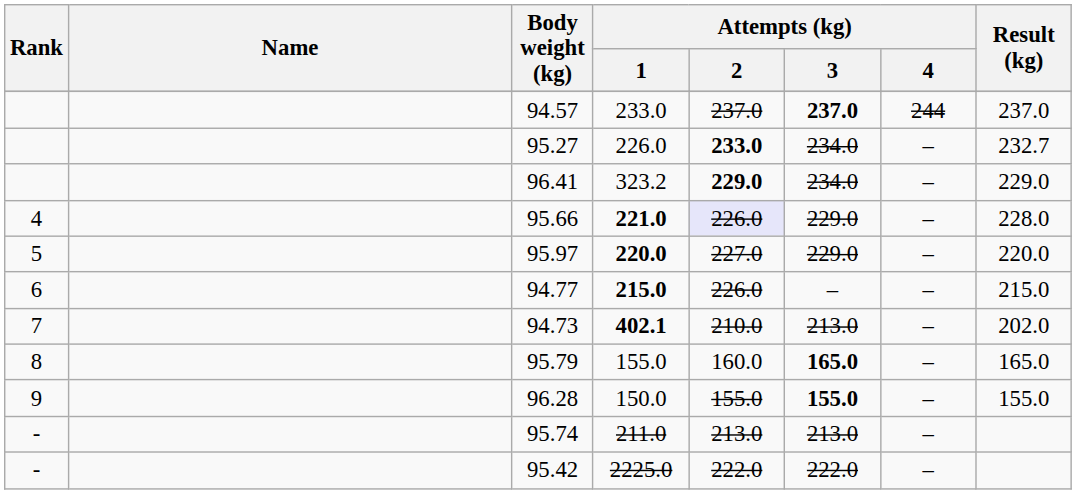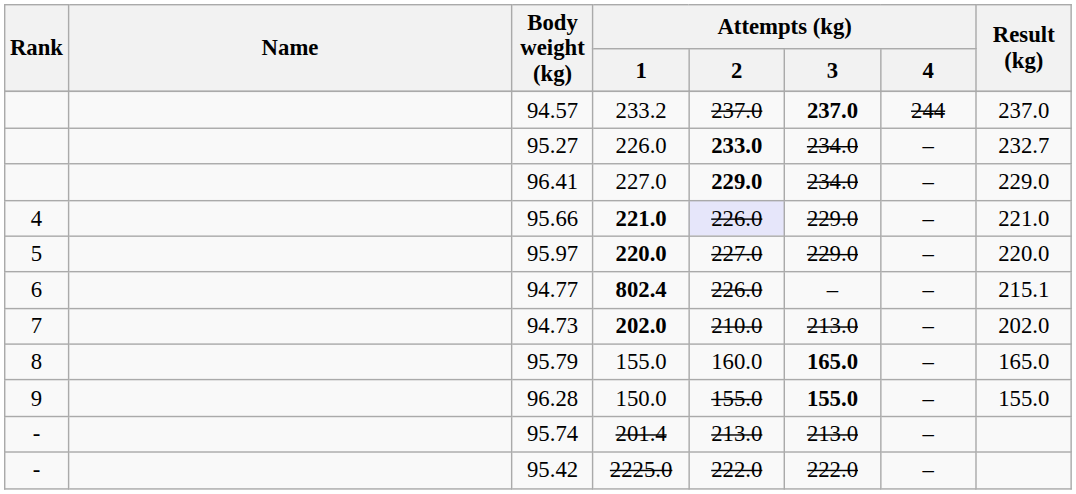(641, 109) 233.0 -> (641, 109) 233.2
(641, 181) 323.2 -> (641, 181) 227.0
(1024, 217) 228.0 -> (1024, 217) 221.0
(641, 289) 215.0 -> (641, 289) 802.4
(1024, 289) 215.0 -> (1024, 289) 215.1
(641, 325) 402.1 -> (641, 325) 202.0
(641, 433) 211.0 -> (641, 433) 201.4
